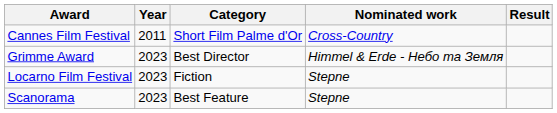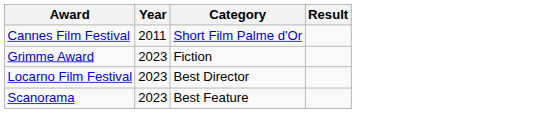- column: (406, 14)
(211, 56) Best Director -> (193, 56) Fiction
(193, 77) Fiction -> (211, 77) Best Director
